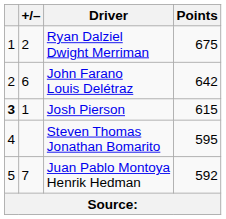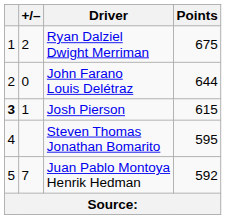(25, 81) 6 -> (25, 81) 0
(206, 81) 642 -> (206, 81) 644
